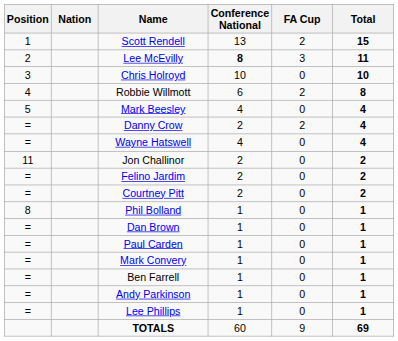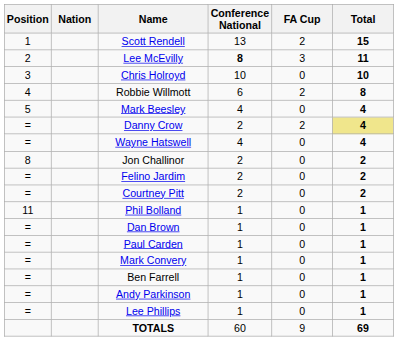(363, 126) no background -> (363, 126) khaki background
(28, 160) 11 -> (28, 160) 8
(28, 210) 8 -> (28, 210) 11
